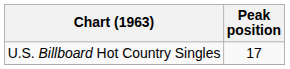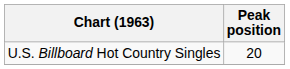(254, 53) 17 -> (254, 53) 20
